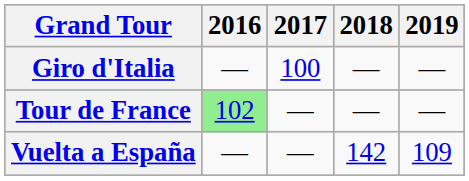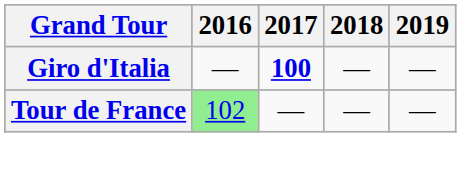(300, 68) normal -> (291, 68) bold
- row: (103, 152)
